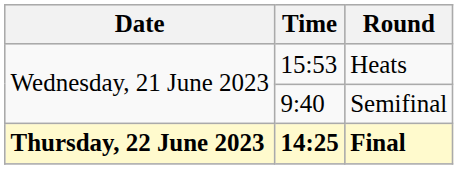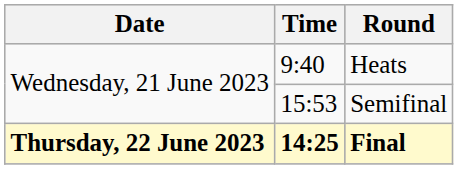(309, 63) 15:53 -> (303, 63) 9:40
(303, 103) 9:40 -> (309, 103) 15:53
